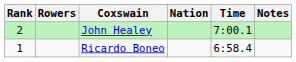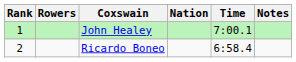(20, 30) 2 -> (20, 30) 1
(20, 48) 1 -> (20, 48) 2
